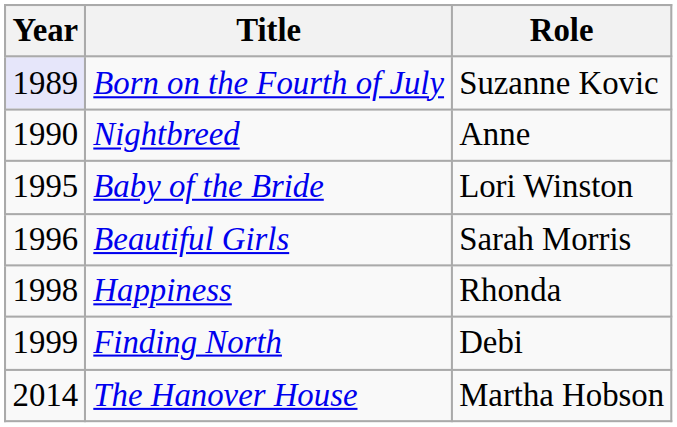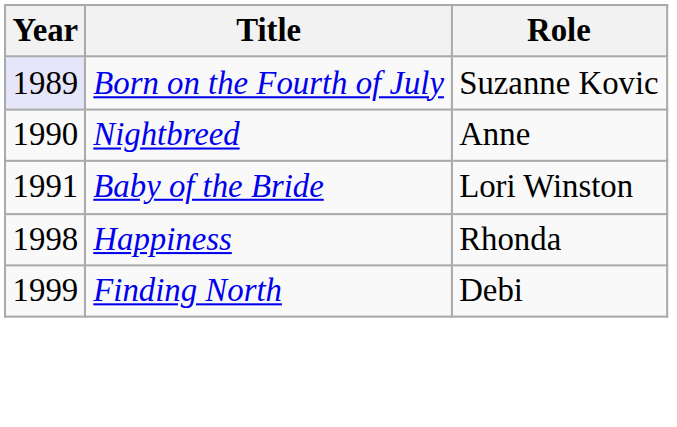(45, 186) 1995 -> (45, 186) 1991
- row: (191, 238)
- row: (225, 394)
